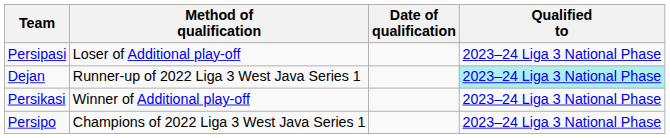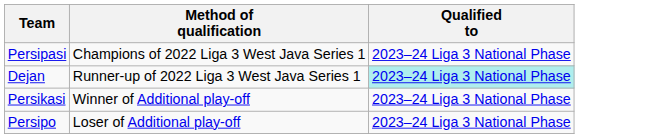- column: (414, 23)
(157, 54) Loser of Additional play-off -> (219, 54) Champions of 2022 Liga 3 West Java Series 1
(219, 122) Champions of 2022 Liga 3 West Java Series 1 -> (157, 122) Loser of Additional play-off
